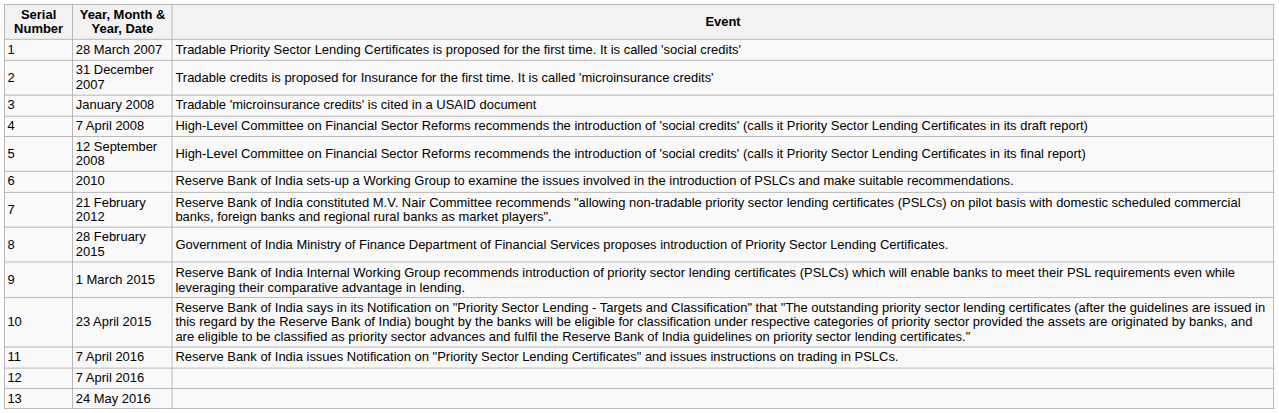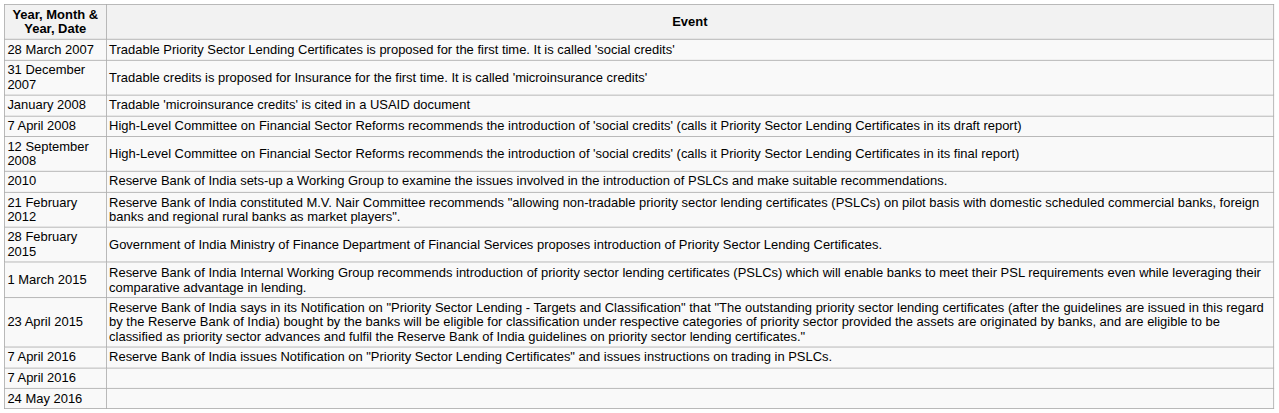- column: (39, 22)
